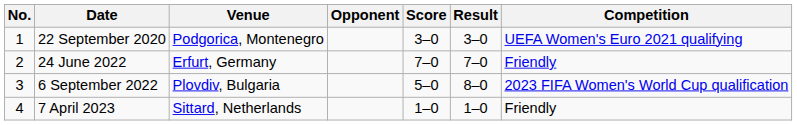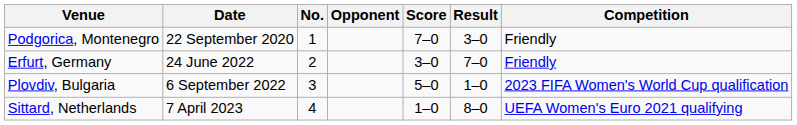columns swapped: (20, 16) <-> (248, 16)
(426, 39) 3–0 -> (426, 39) 7–0
(624, 39) UEFA Women's Euro 2021 qualifying -> (530, 39) Friendly
(426, 62) 7–0 -> (426, 62) 3–0
(476, 85) 8–0 -> (476, 85) 1–0
(476, 108) 1–0 -> (476, 108) 8–0
(530, 108) Friendly -> (624, 108) UEFA Women's Euro 2021 qualifying
